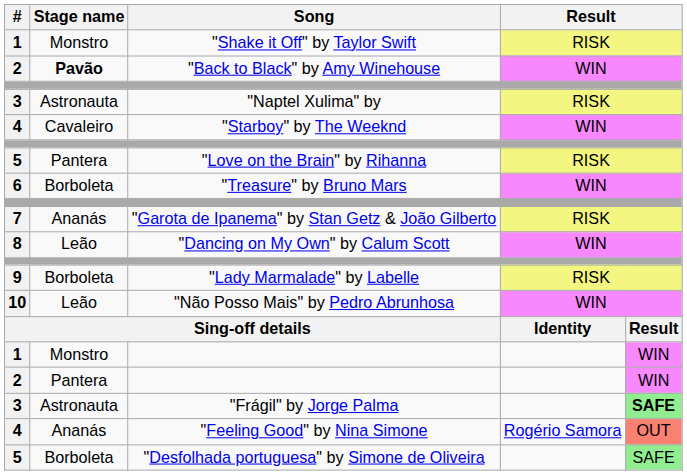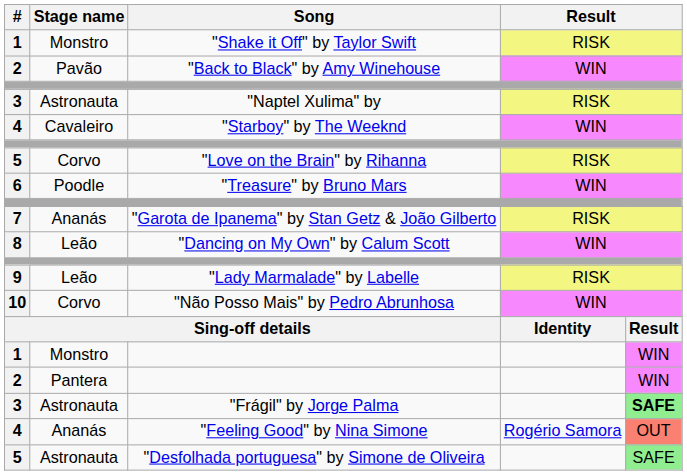(79, 68) bold -> (79, 68) normal
(79, 160) Pantera -> (79, 160) Corvo
(79, 185) Borboleta -> (79, 185) Poodle
(79, 277) Borboleta -> (79, 277) Leão
(79, 303) Leão -> (79, 303) Corvo
(79, 457) Borboleta -> (79, 457) Astronauta
